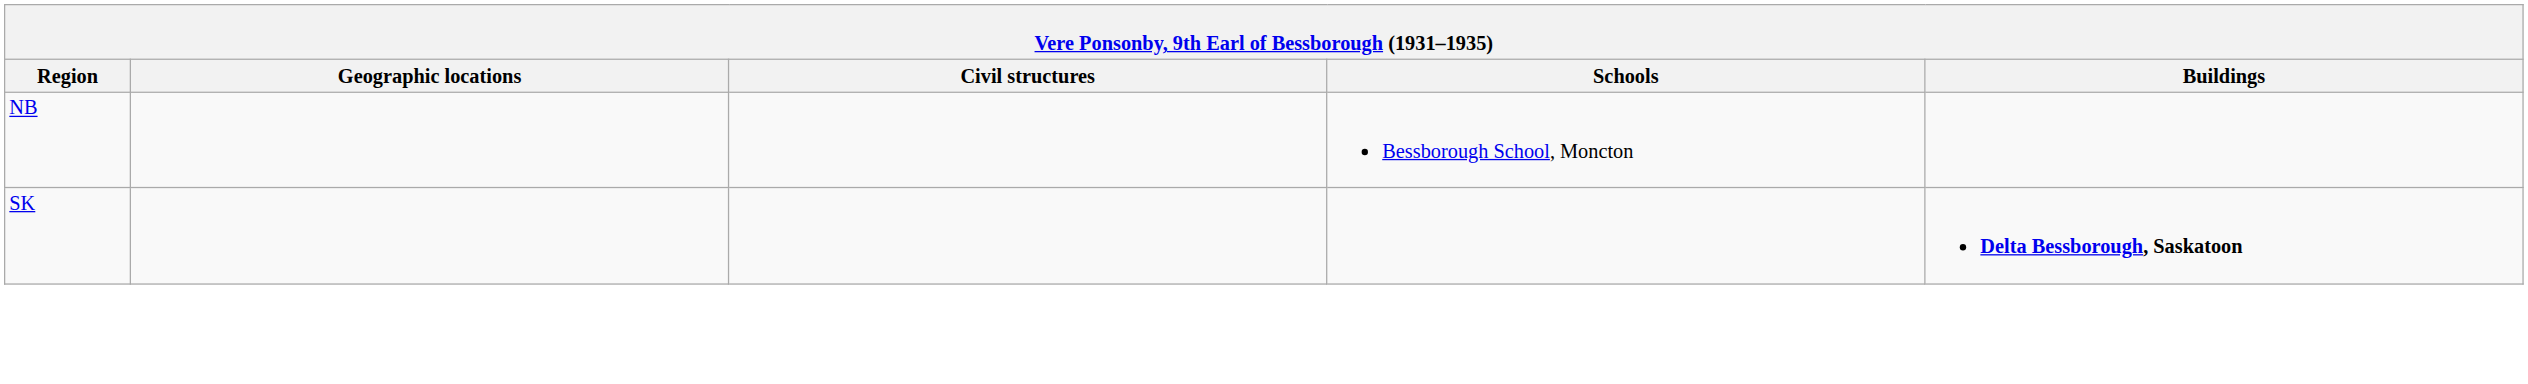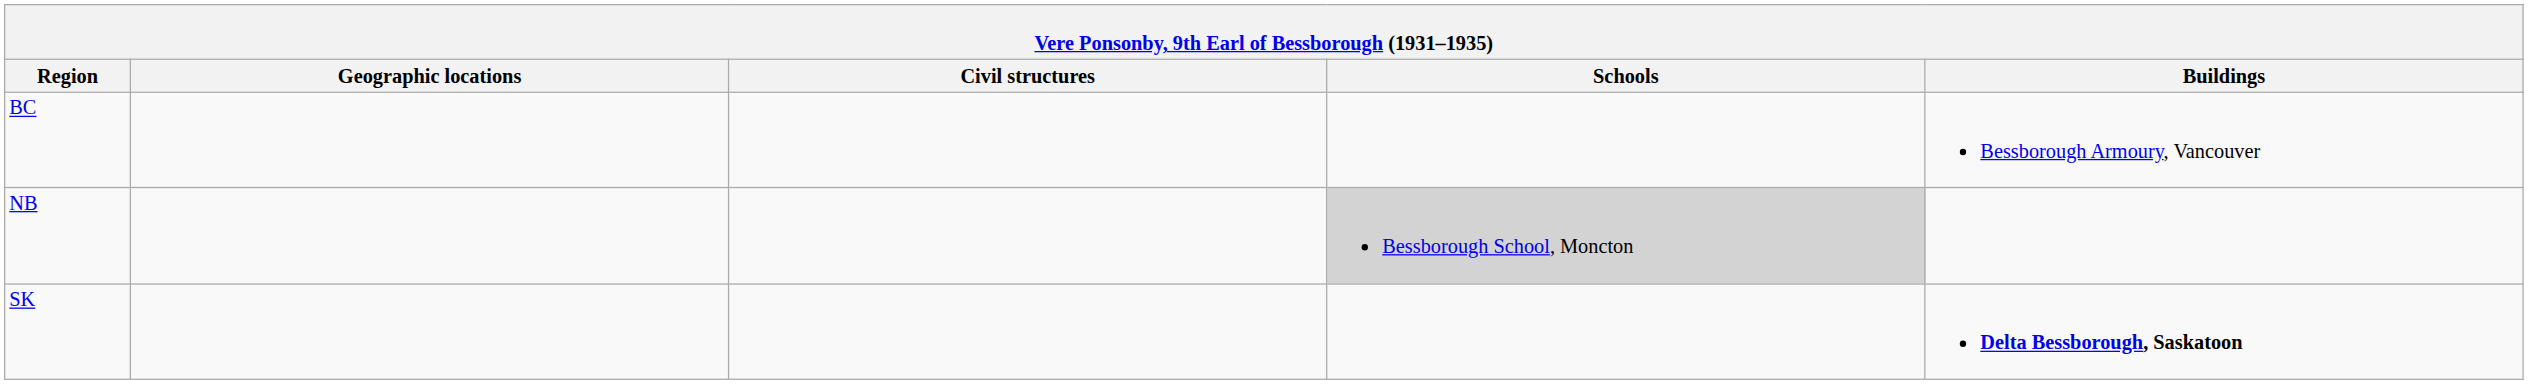+ row: (23, 107)
(1626, 151) no background -> (1626, 247) lightgrey background
